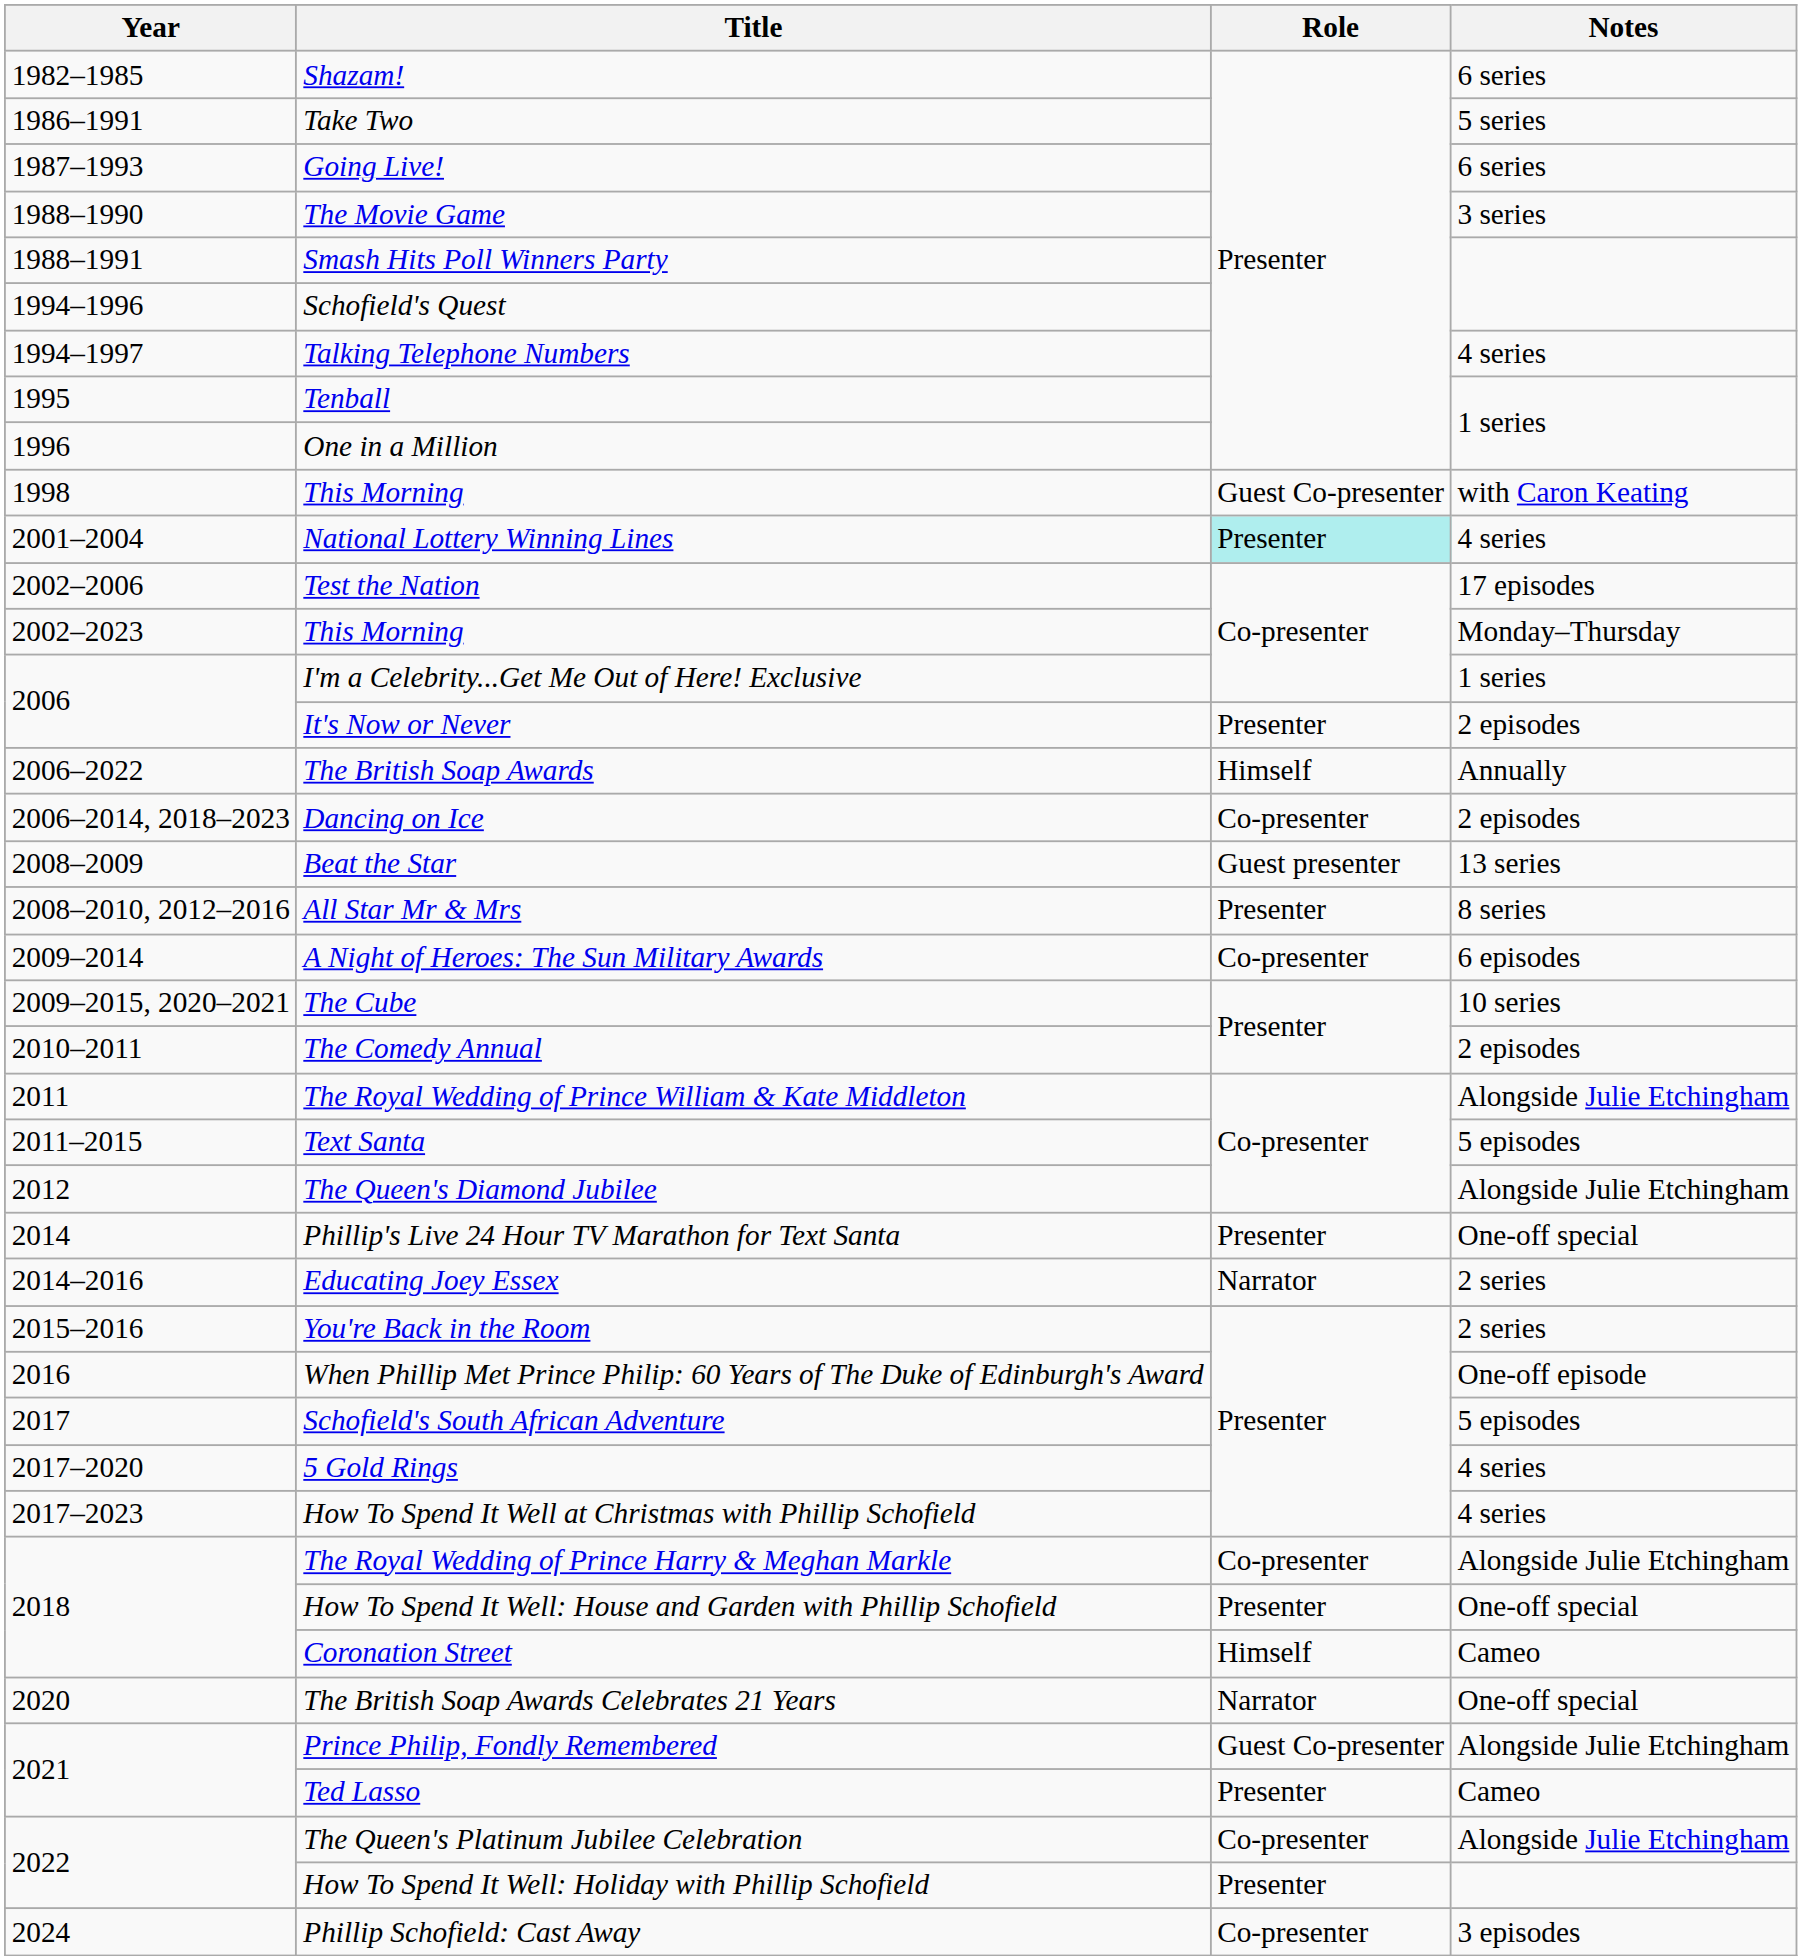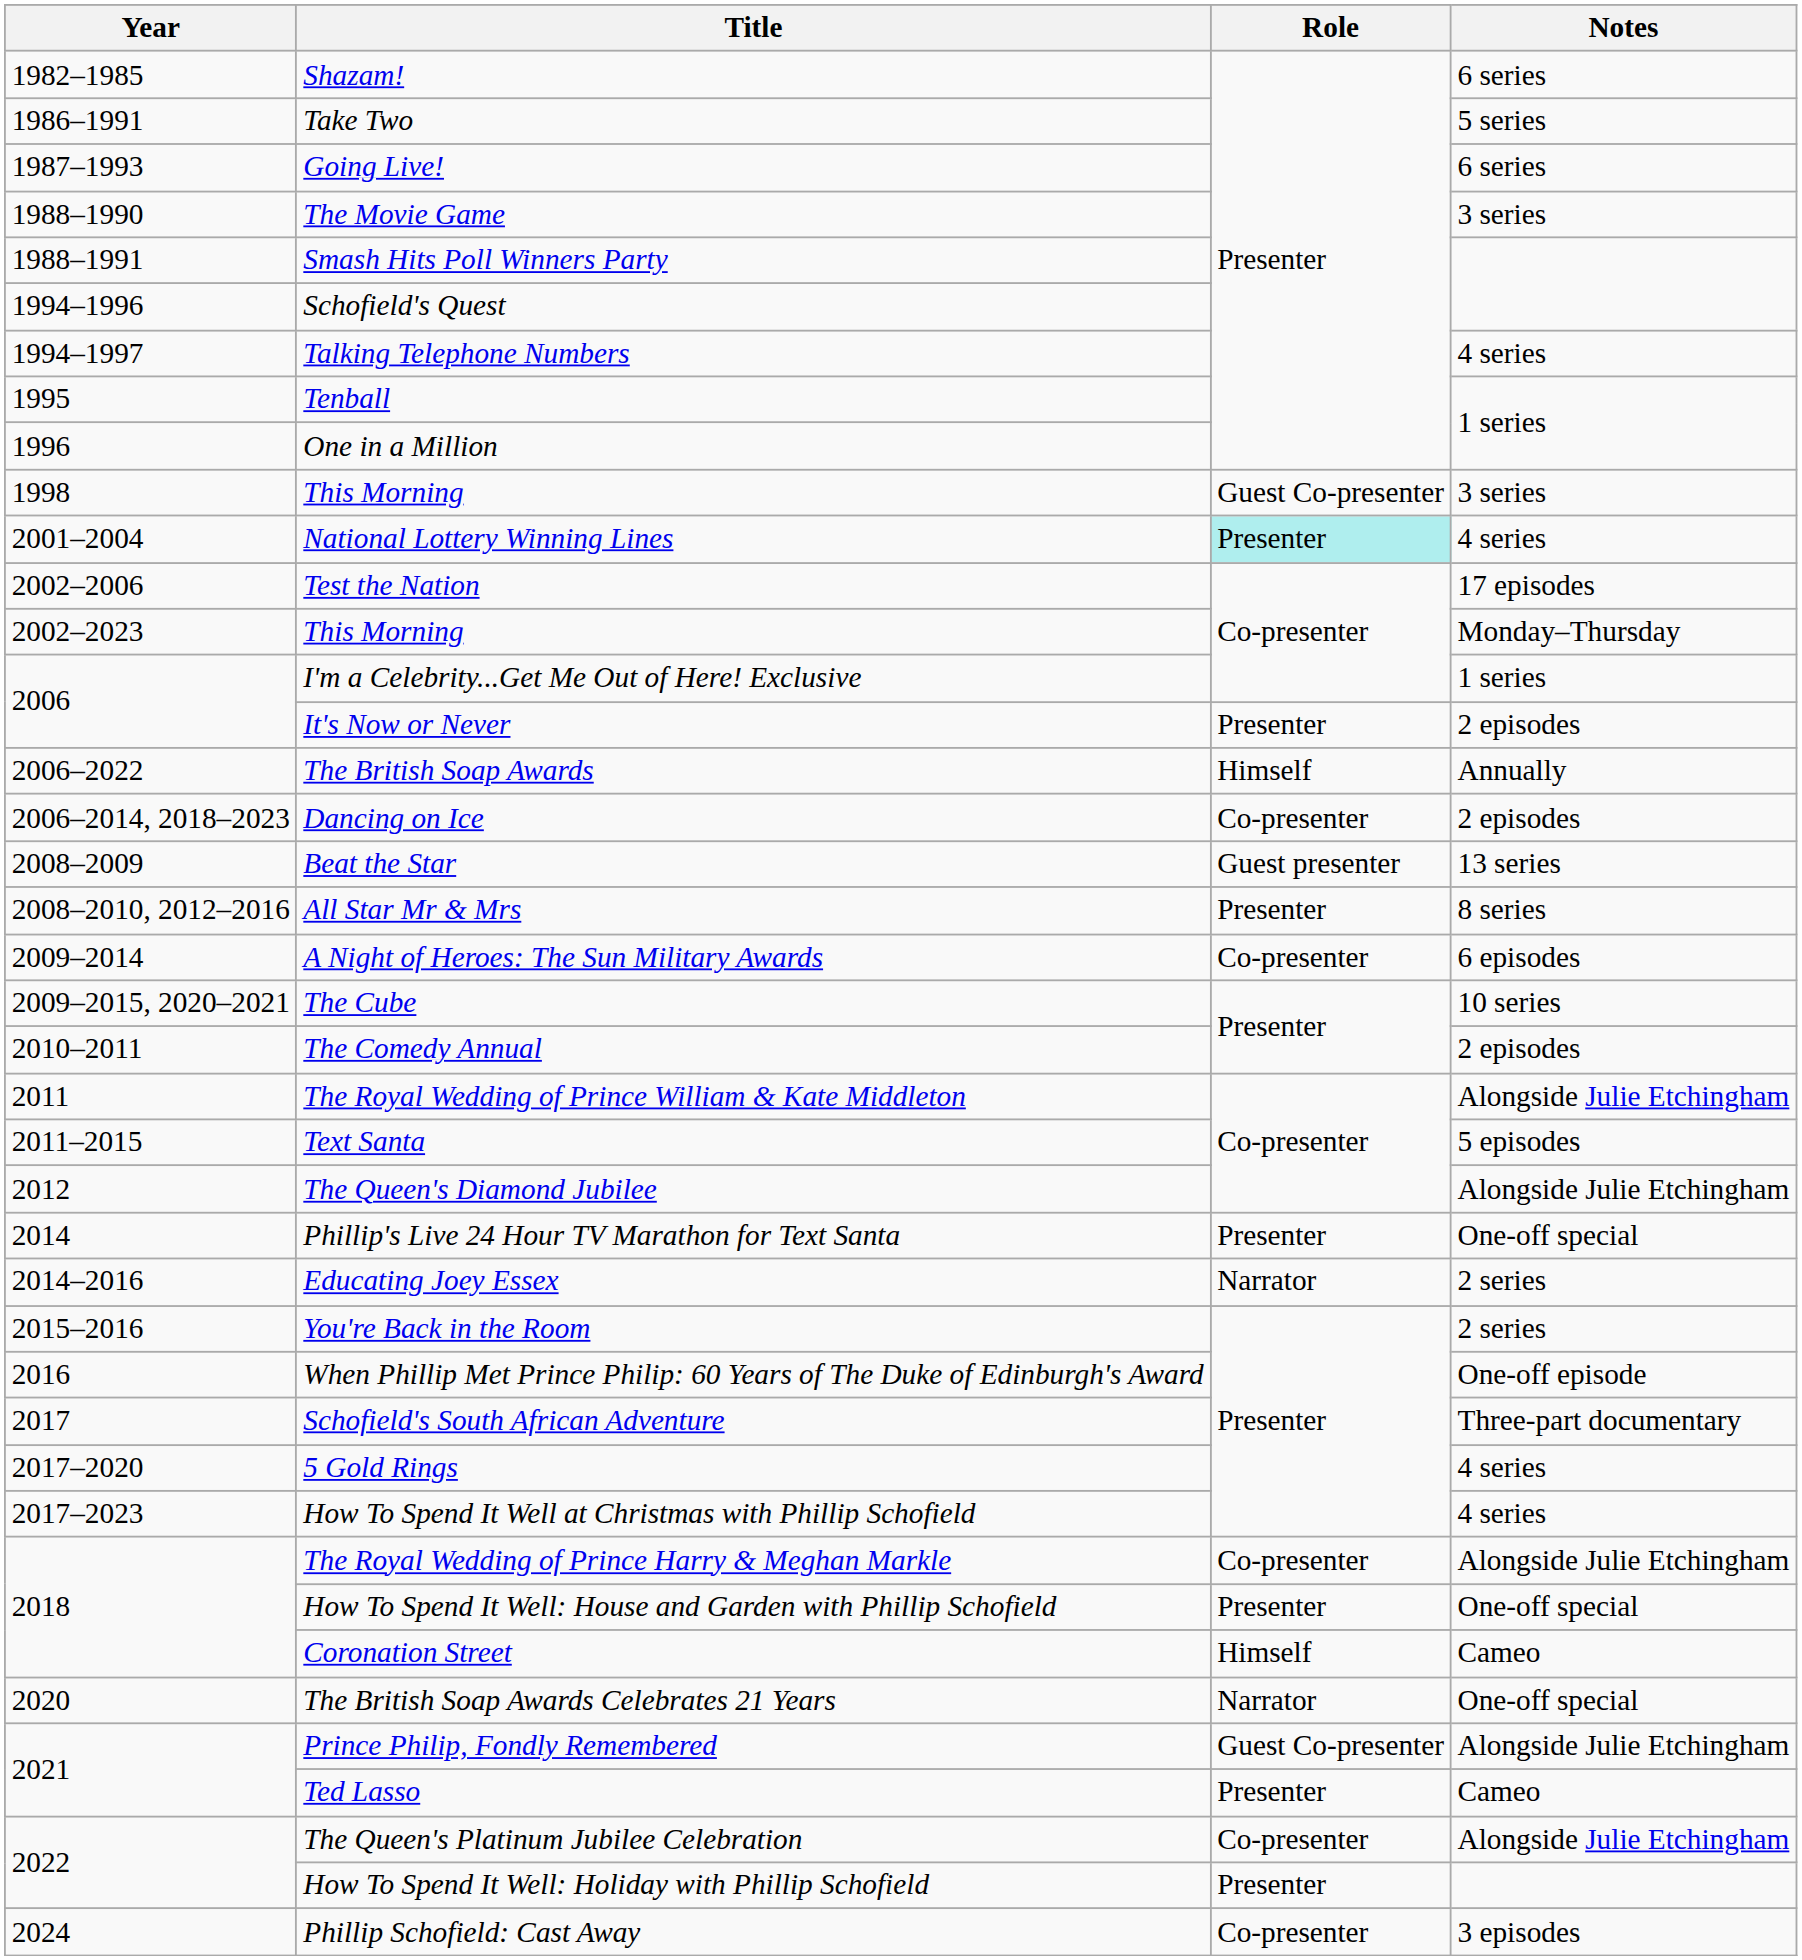(1573, 492) with Caron Keating -> (1502, 492) 3 series
(1519, 1420) 5 episodes -> (1599, 1420) Three-part documentary
